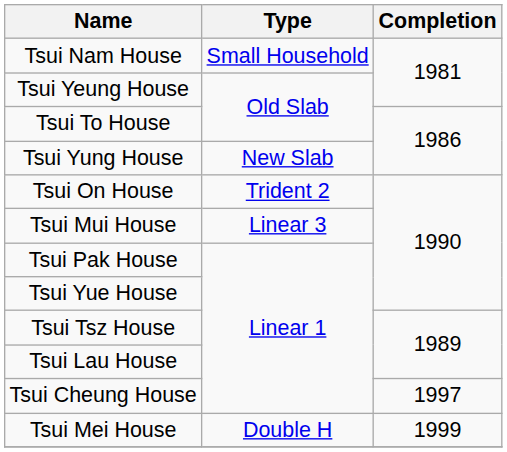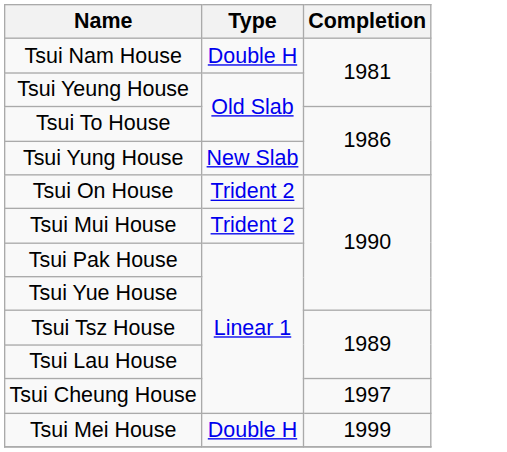(288, 55) Small Household -> (252, 55) Double H
(288, 225) Linear 3 -> (252, 225) Trident 2
